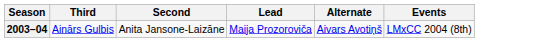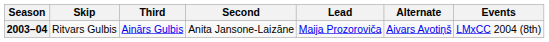+ column: (84, 12)
